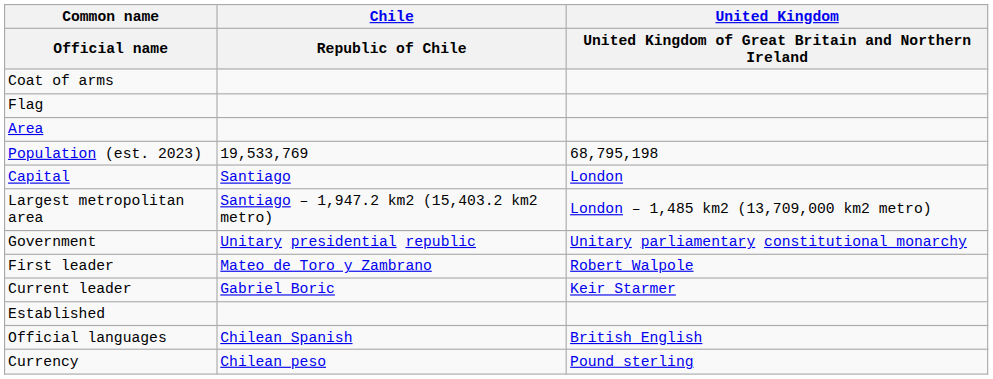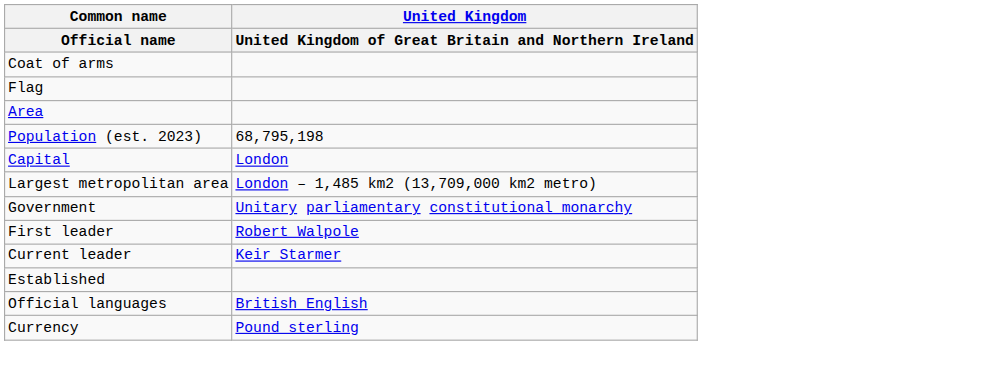- column: (392, 49)
